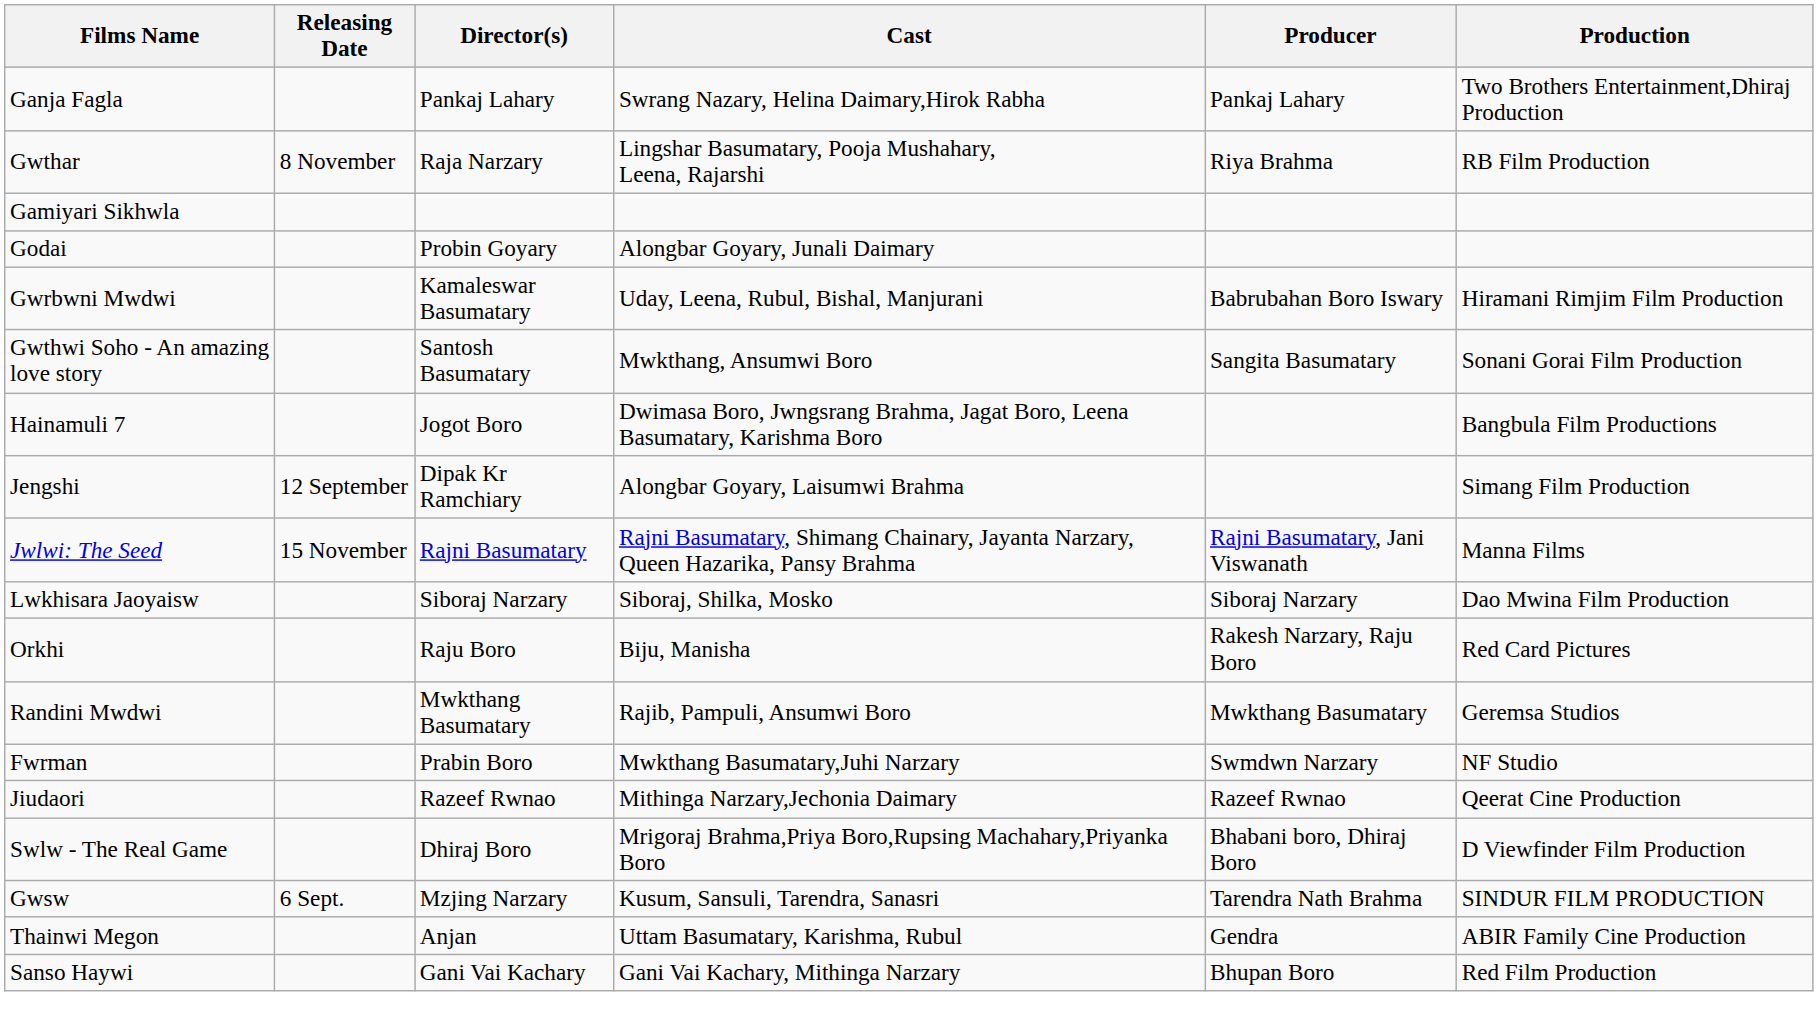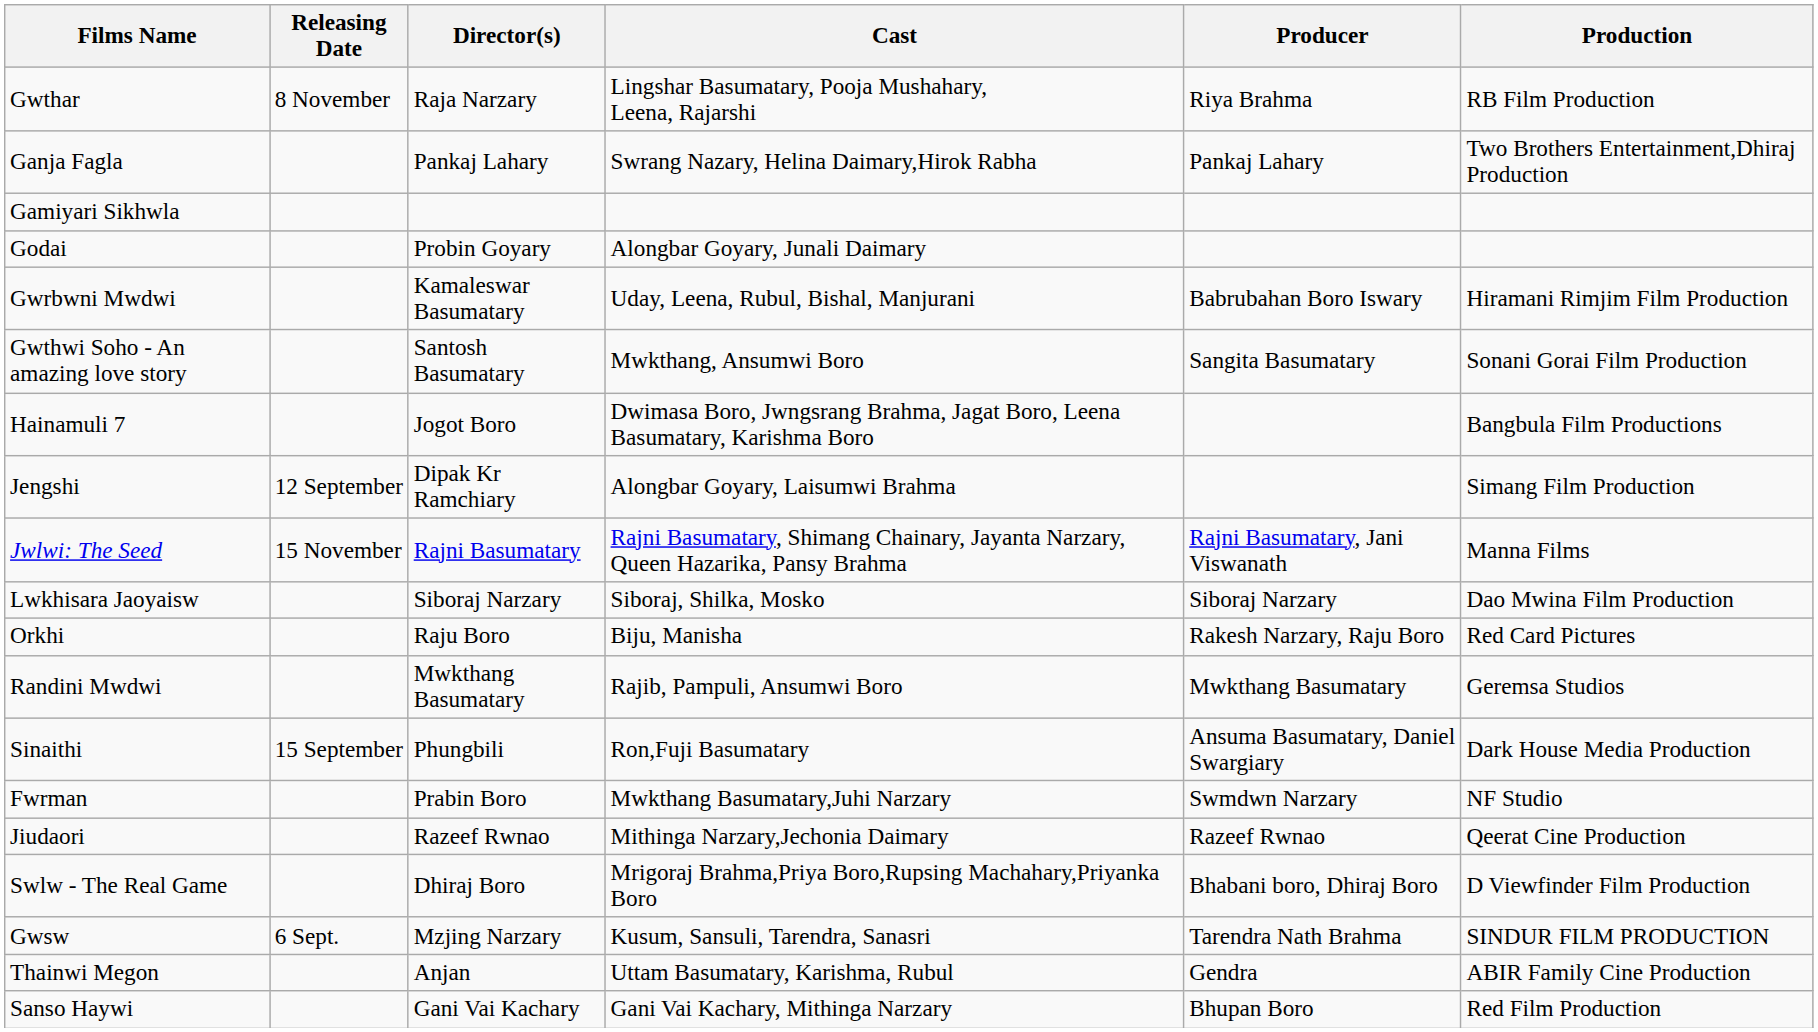rows swapped: (45, 161) <-> (66, 98)
+ row: (46, 749)
